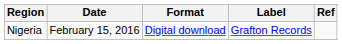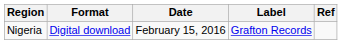columns swapped: (94, 13) <-> (185, 13)
